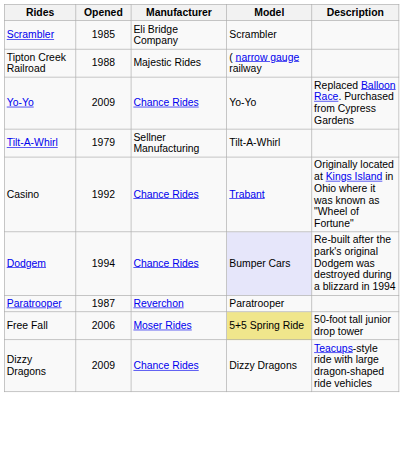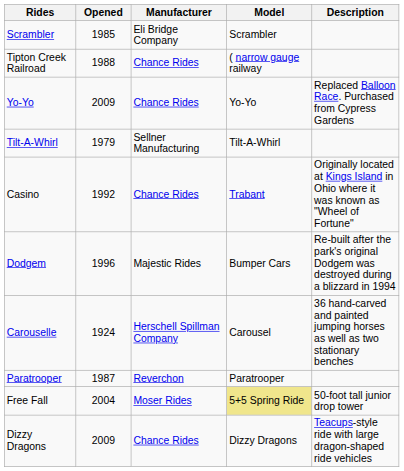(167, 63) Majestic Rides -> (166, 63) Chance Rides
(103, 263) 1994 -> (103, 263) 1996
(166, 263) Chance Rides -> (167, 263) Majestic Rides
(260, 263) lavender background -> (260, 263) no background
+ row: (32, 332)
(103, 326) 2006 -> (103, 401) 2004
